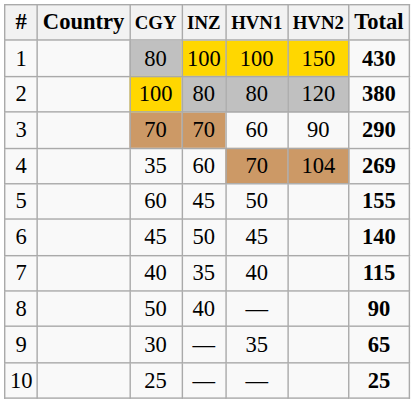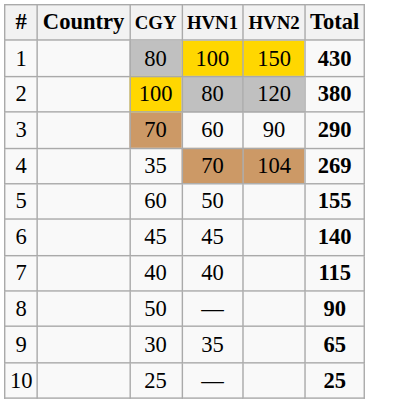- column: (204, 23)
